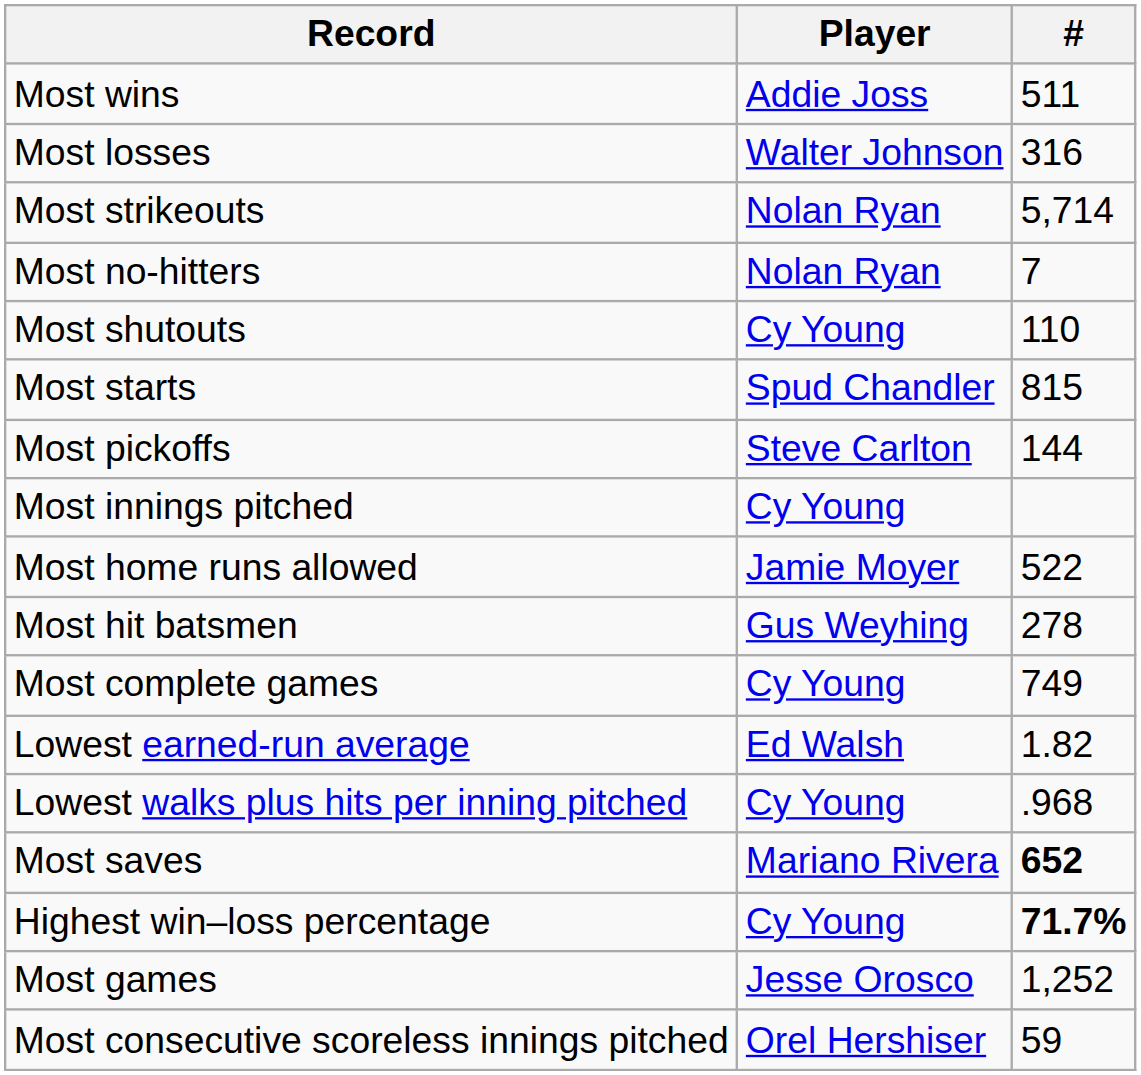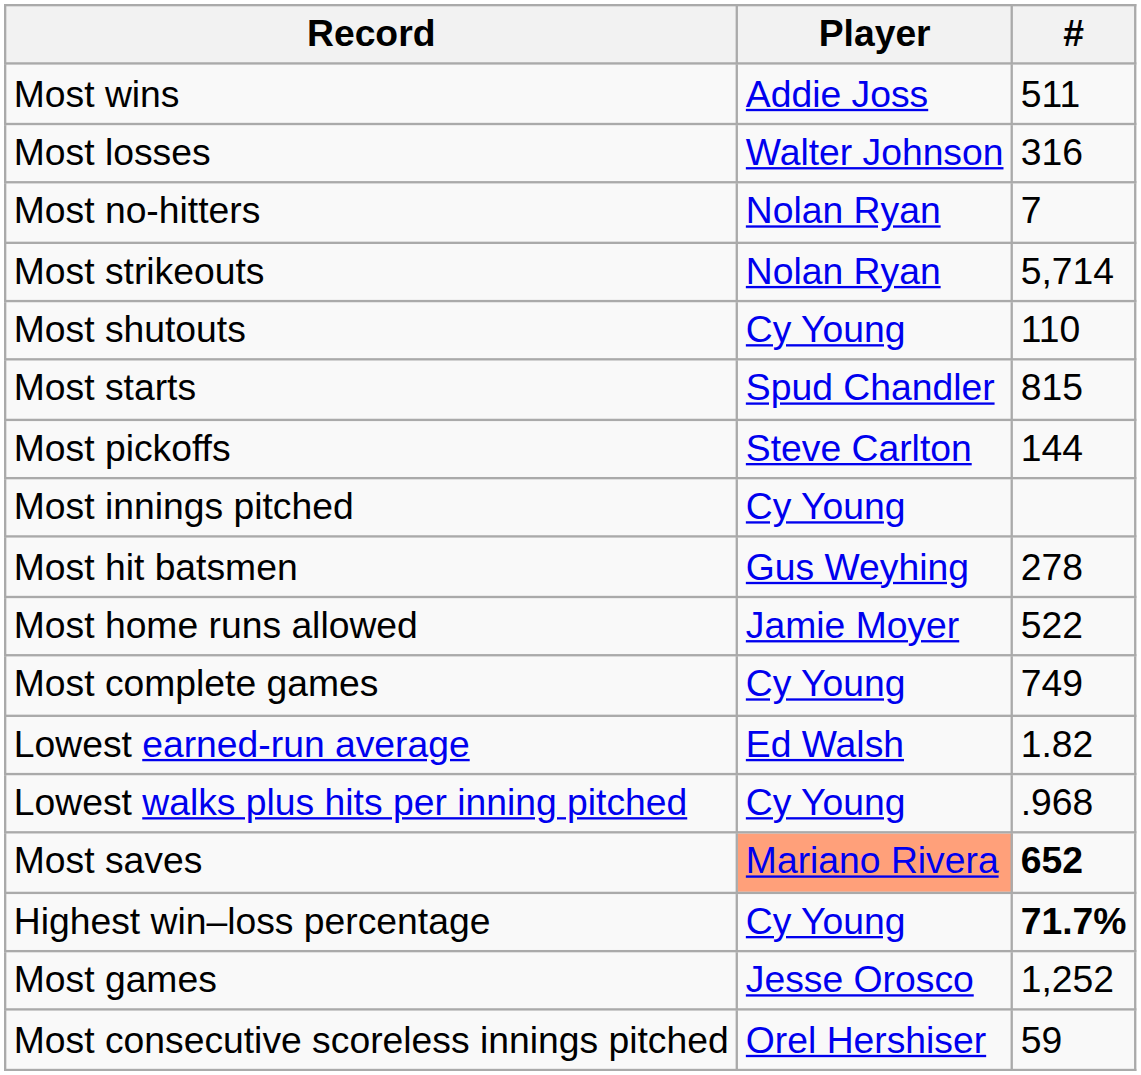rows swapped: (137, 270) <-> (139, 211)
rows swapped: (156, 625) <-> (216, 566)
(872, 861) no background -> (872, 861) lightsalmon background
